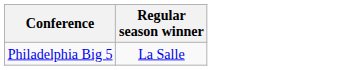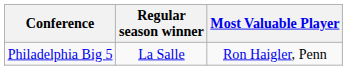+ column: (275, 23)
